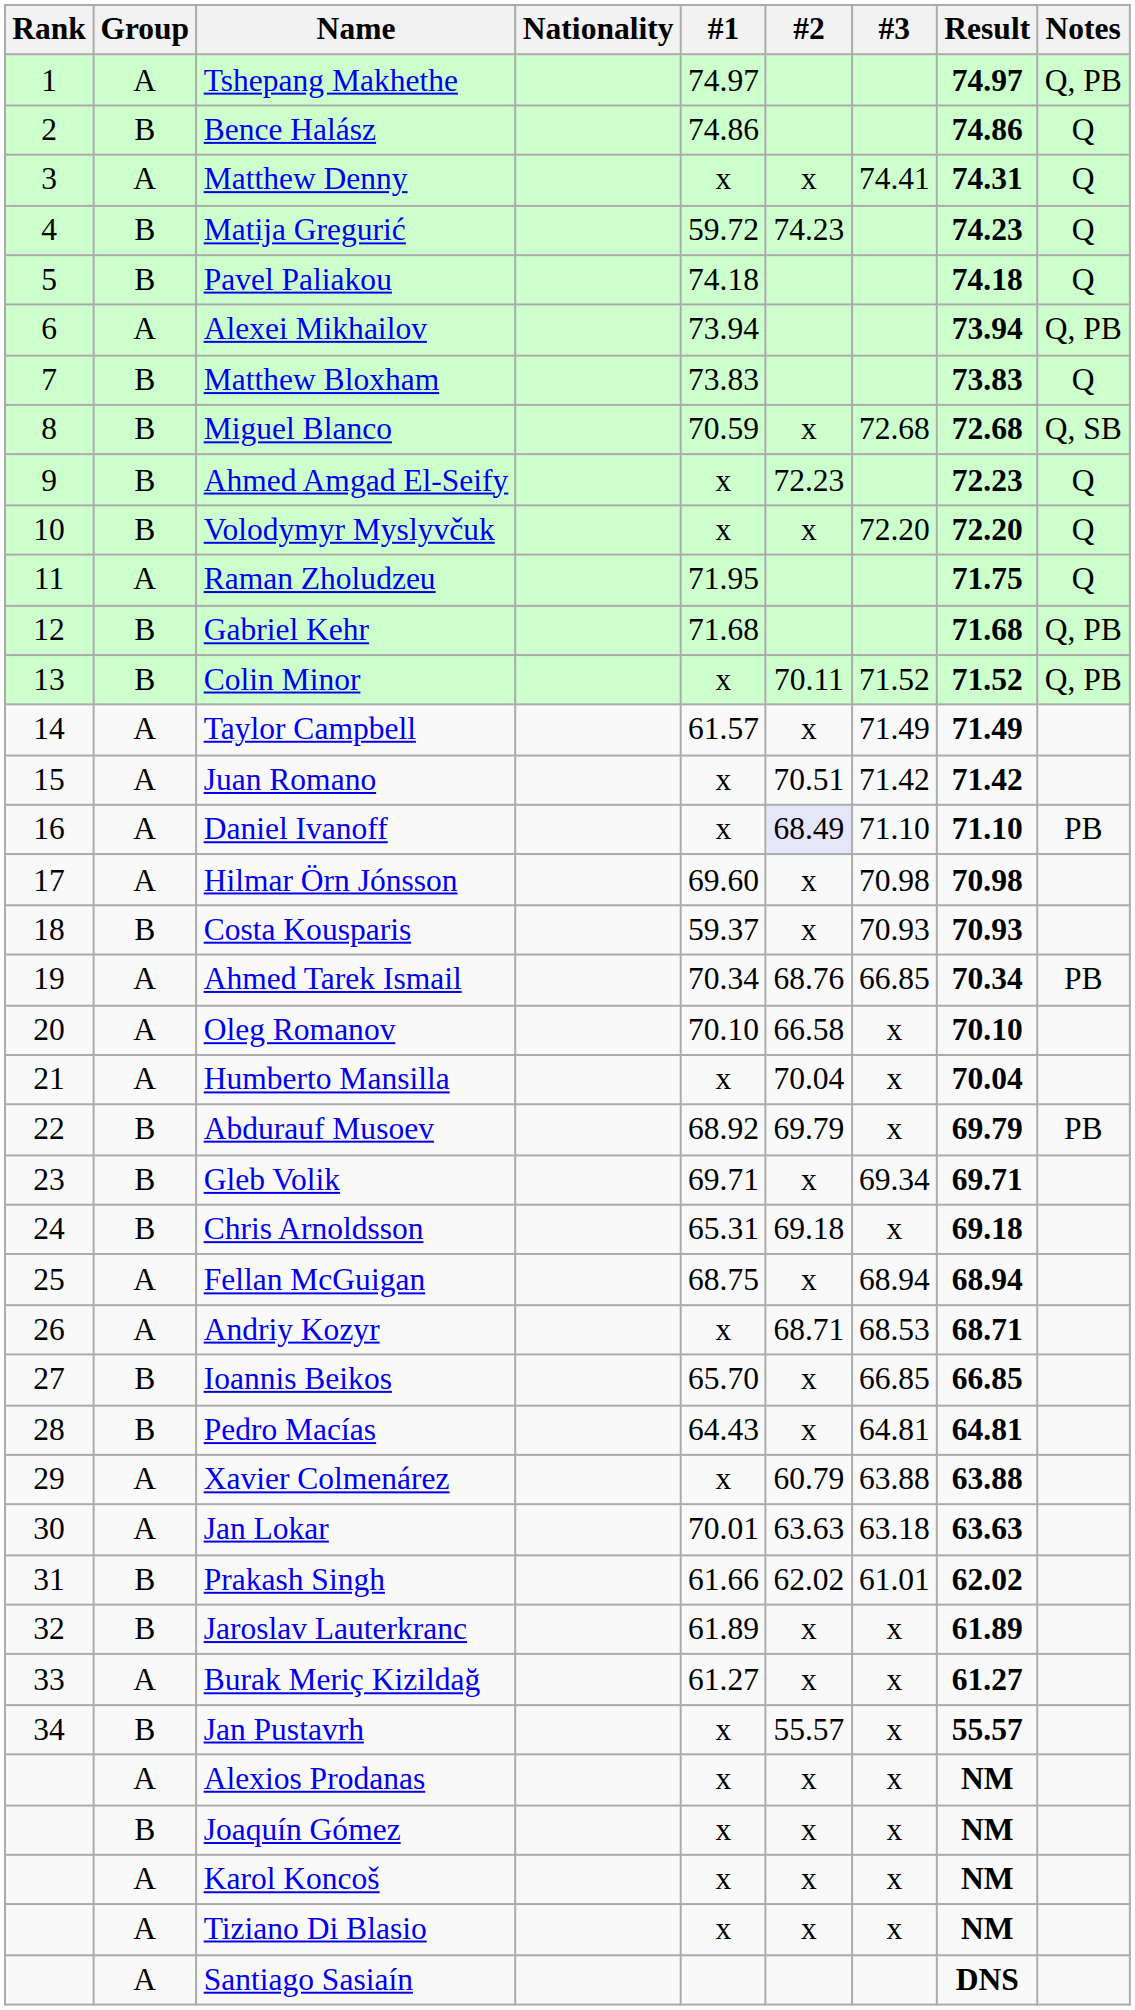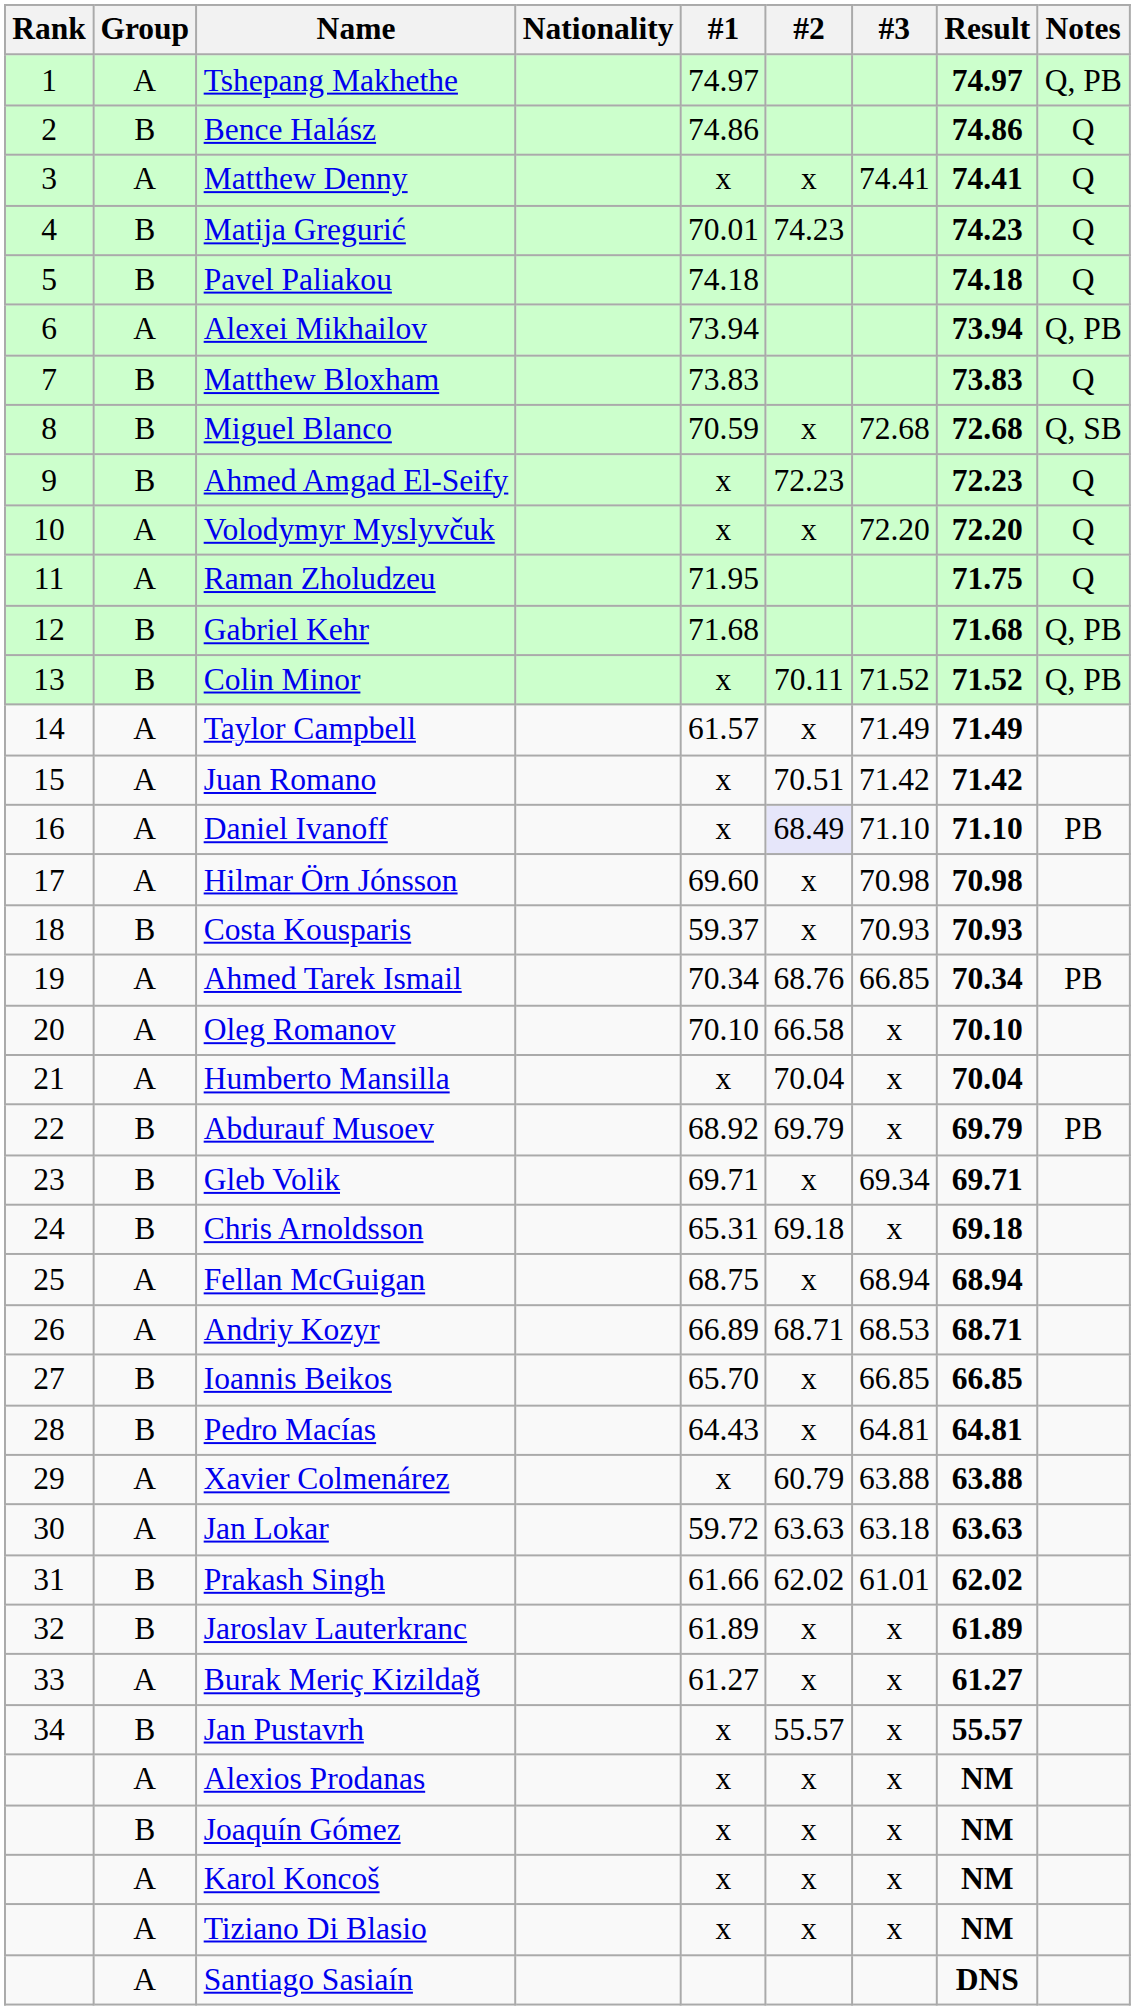(987, 179) 74.31 -> (987, 179) 74.41
(723, 229) 59.72 -> (723, 229) 70.01
(145, 529) B -> (145, 529) A
(723, 1329) x -> (723, 1329) 66.89
(723, 1529) 70.01 -> (723, 1529) 59.72
